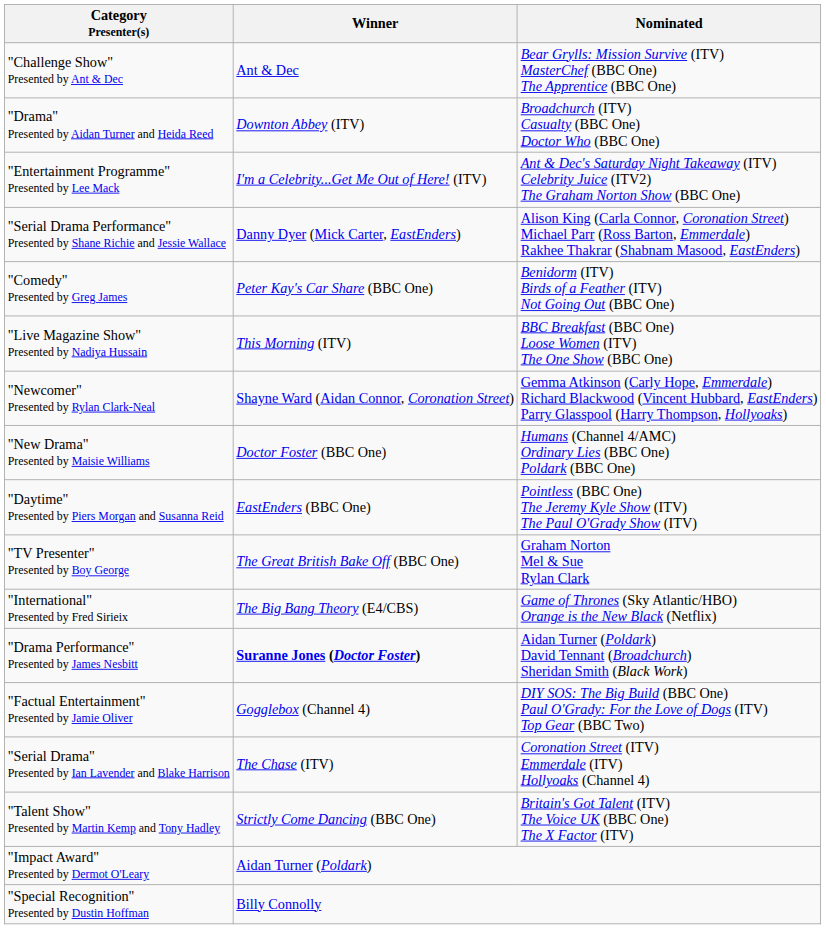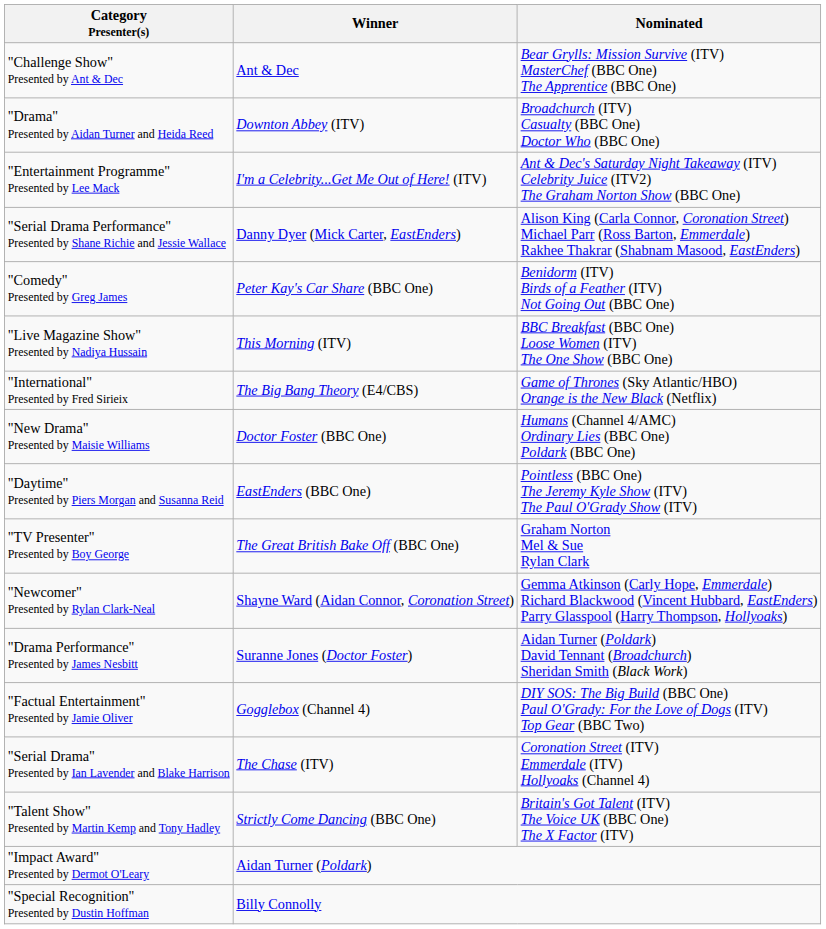rows swapped: (81, 398) <-> (68, 608)
(328, 655) bold -> (324, 655) normal
